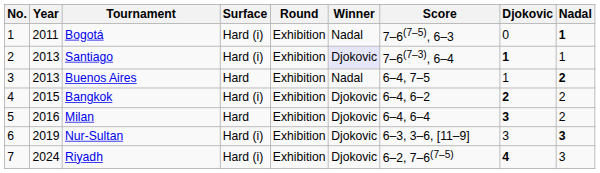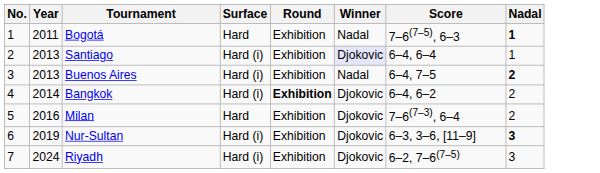- column: (528, 14)
(243, 35) Hard (i) -> (236, 35) Hard
(418, 57) 7–6(7–3), 6–4 -> (412, 56) 6–4, 6–4
(236, 78) Hard -> (243, 75) Hard (i)
(46, 97) 2015 -> (46, 94) 2014
(299, 97) normal -> (302, 94) bold
(406, 117) 6–4, 6–4 -> (424, 115) 7–6(7–3), 6–4
